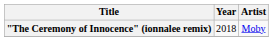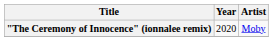(226, 28) 2018 -> (226, 28) 2020
